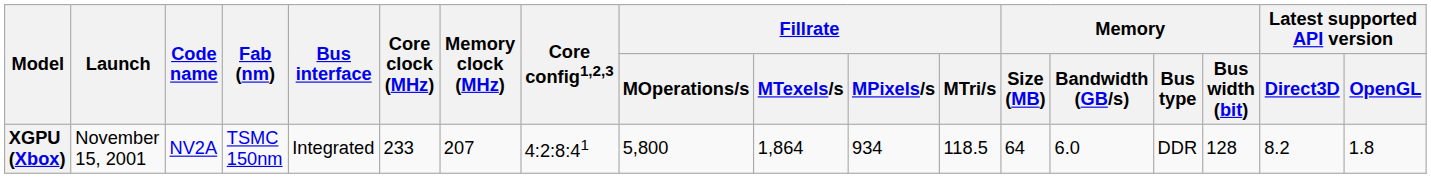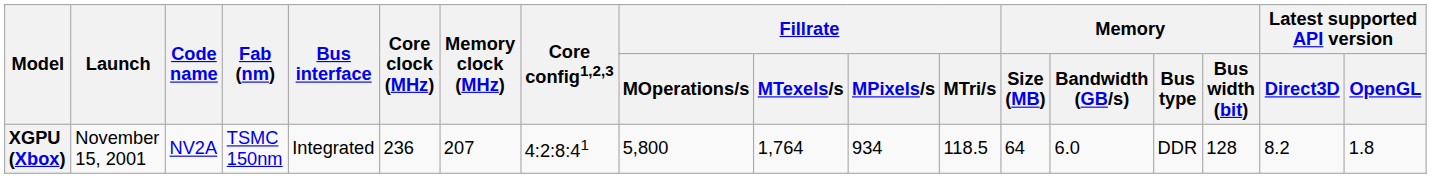(399, 148) 233 -> (399, 148) 236
(781, 148) 1,864 -> (781, 148) 1,764
